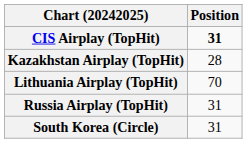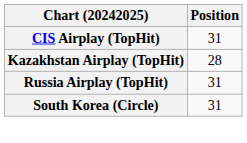(215, 37) bold -> (215, 37) normal
- row: (96, 82)
